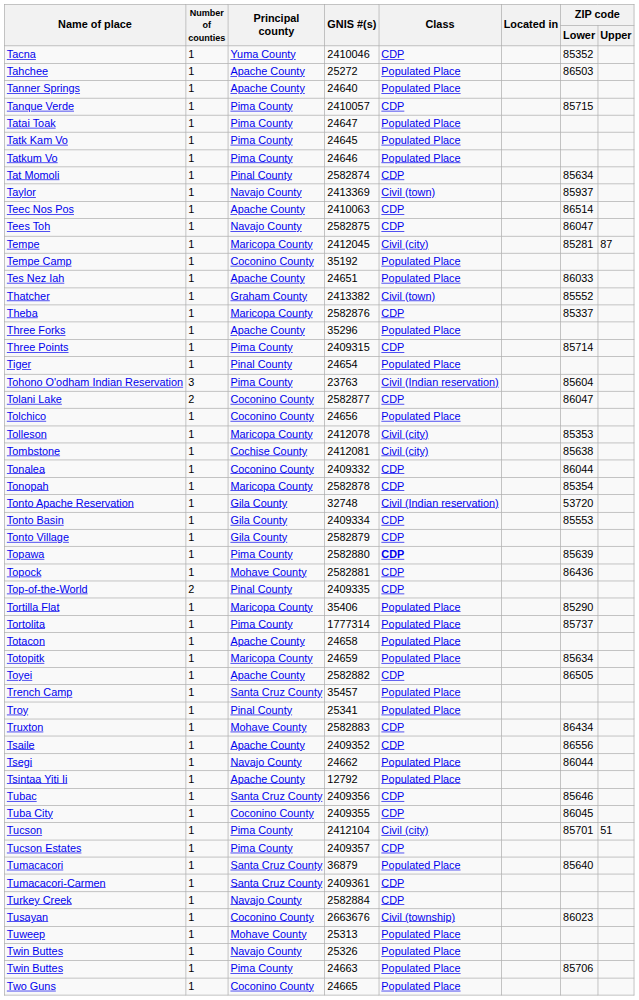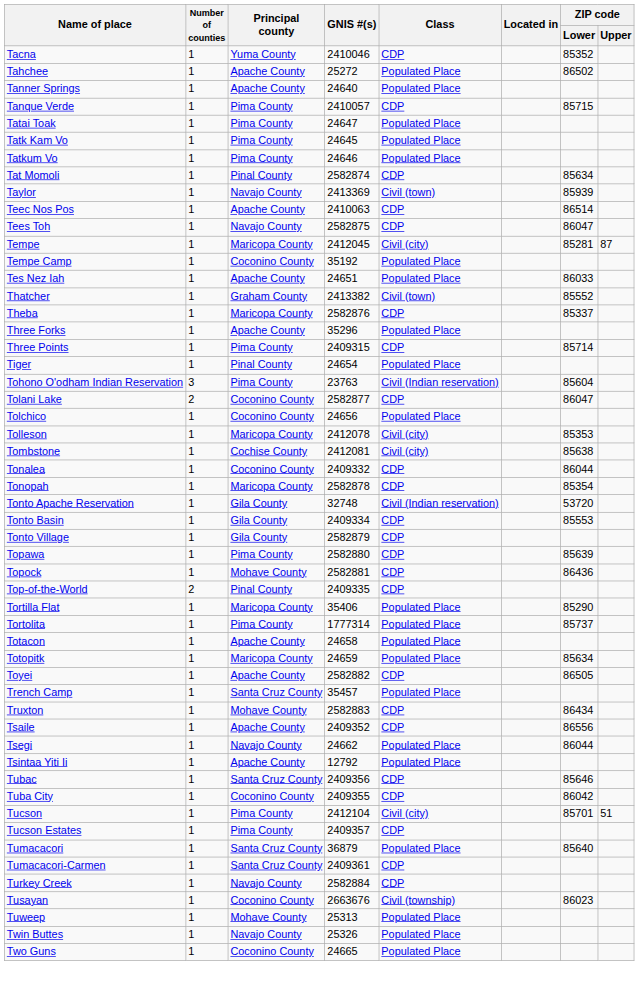(578, 72) 86503 -> (578, 72) 86502
(578, 192) 85937 -> (578, 192) 85939
(393, 555) bold -> (393, 555) normal
- row: (18, 710)
(578, 814) 86045 -> (578, 796) 86042
- row: (35, 969)
